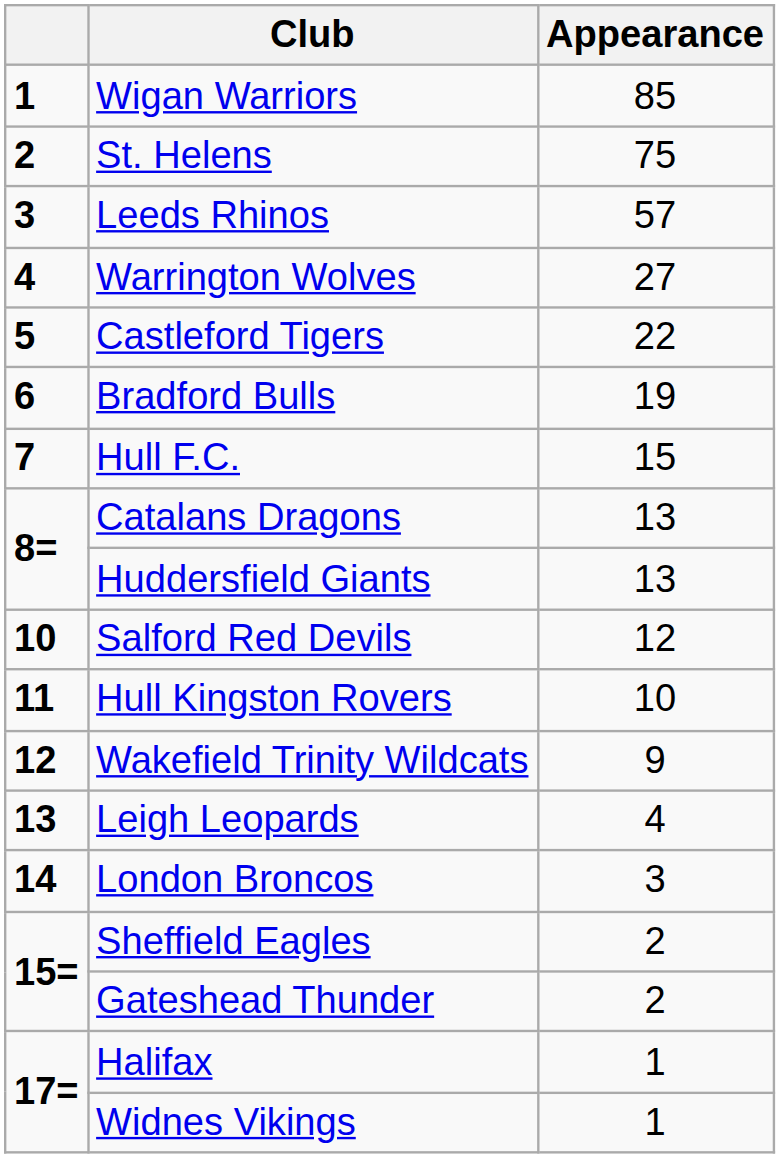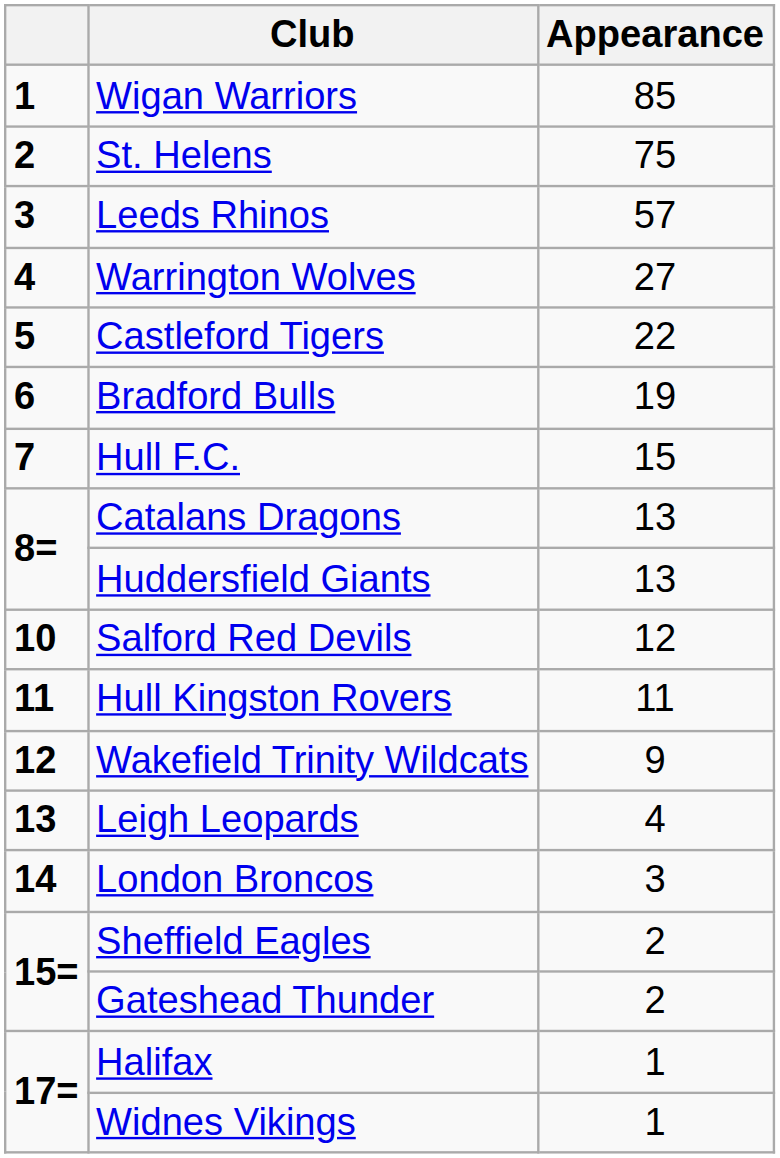(655, 699) 10 -> (655, 699) 11
